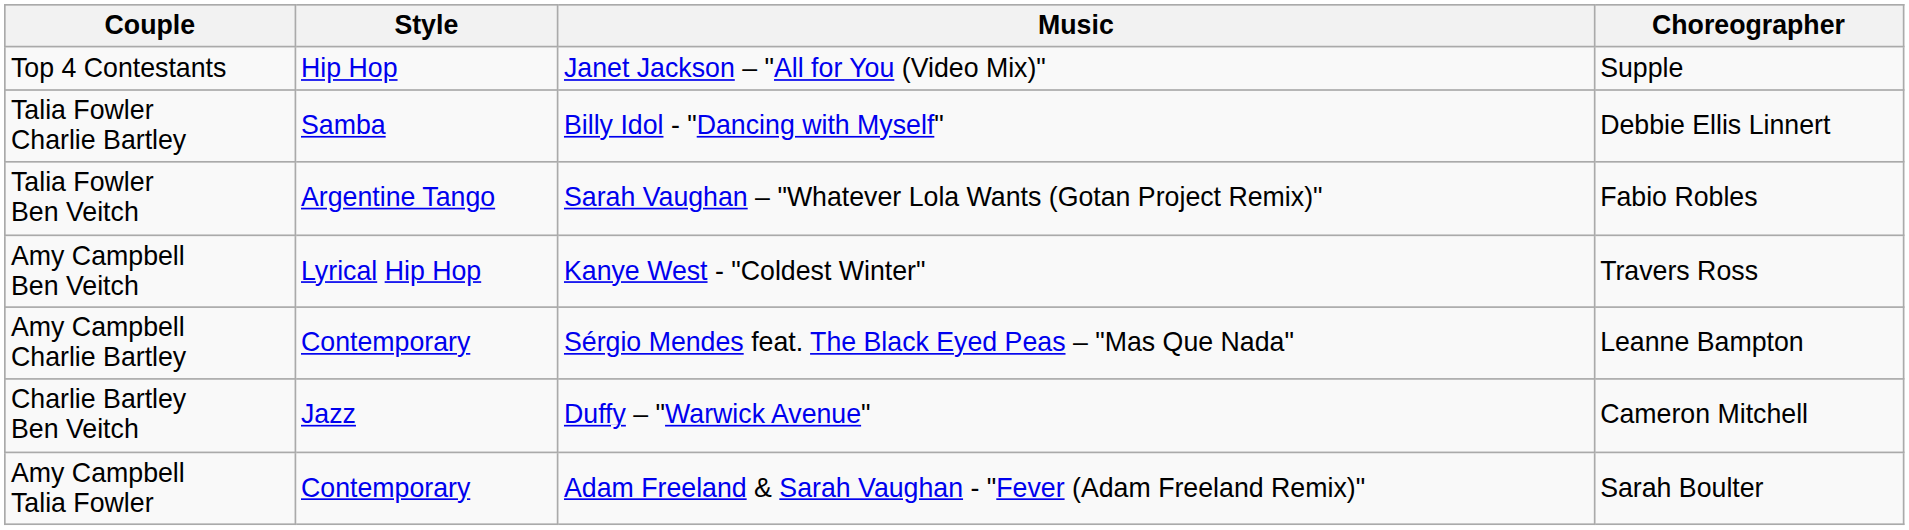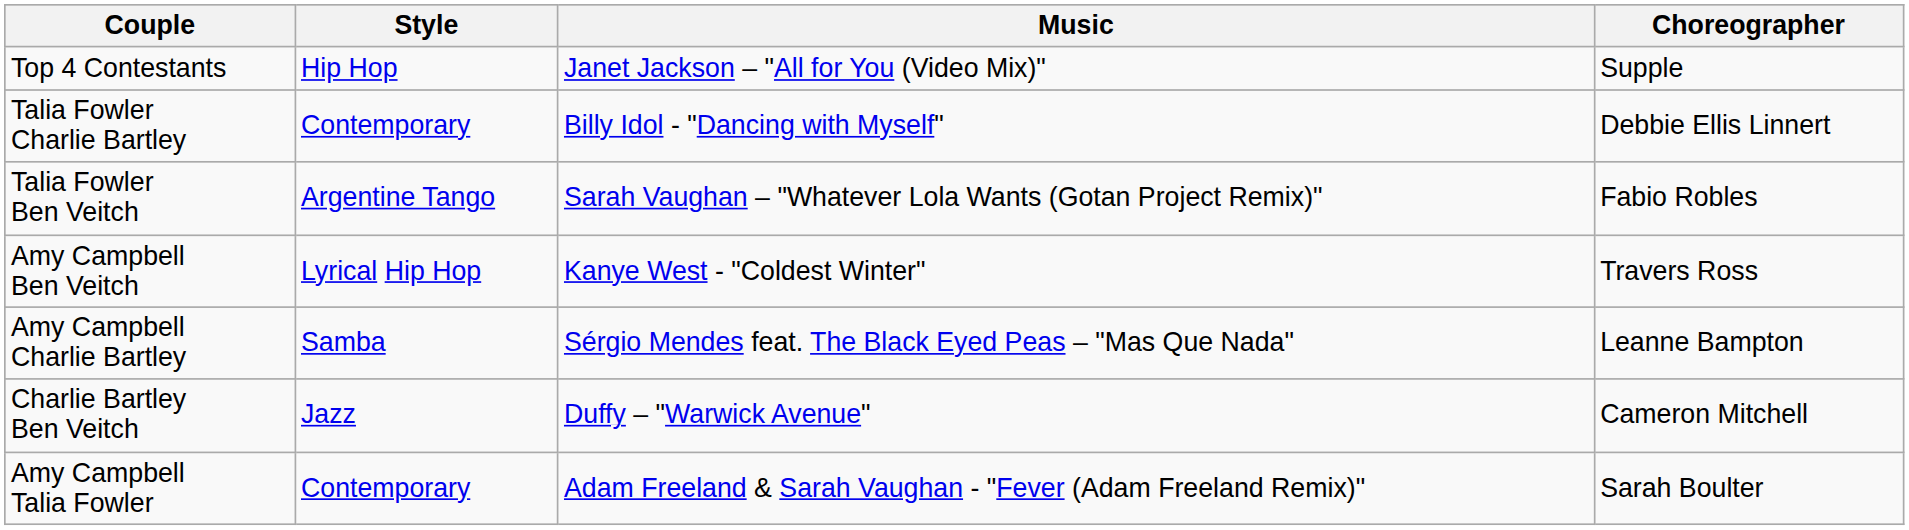(343, 125) Samba -> (386, 125) Contemporary
(386, 342) Contemporary -> (343, 342) Samba
